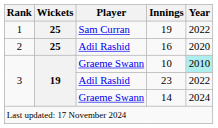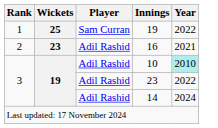(55, 47) 25 -> (55, 47) 23
(199, 47) 2020 -> (185, 47) 2021
(111, 64) Graeme Swann -> (104, 64) Adil Rashid
(111, 98) Graeme Swann -> (104, 98) Adil Rashid
